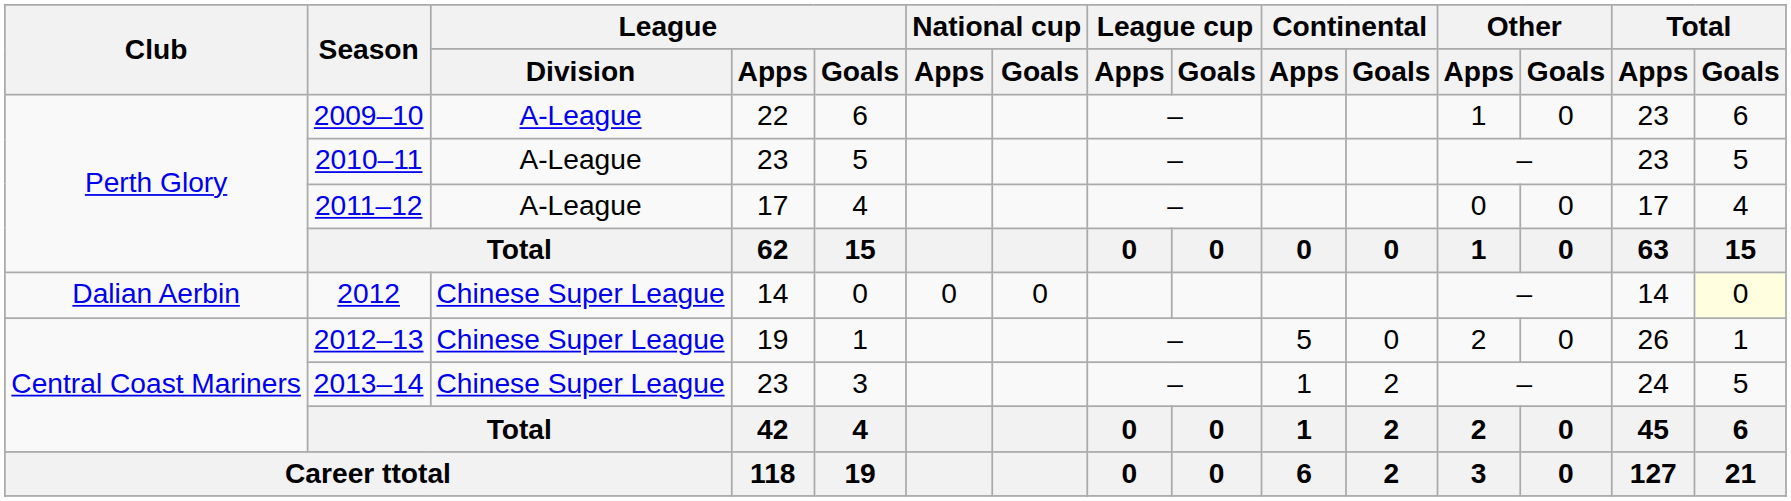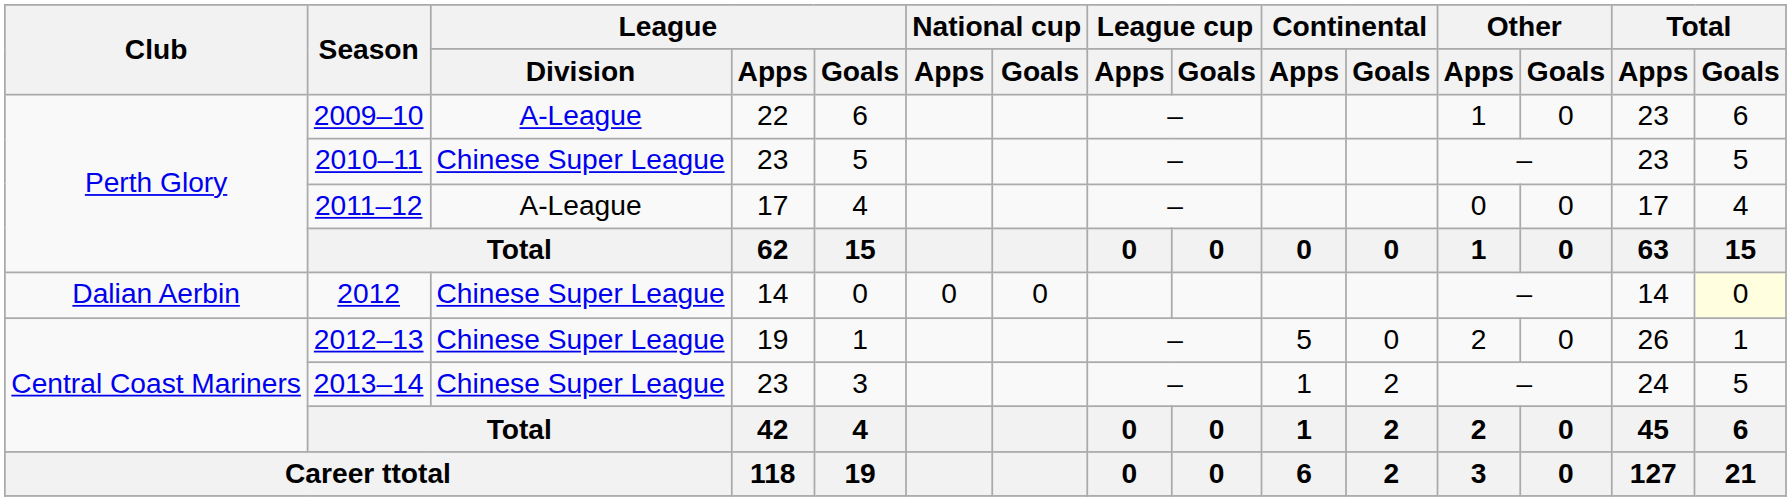(581, 160) A-League -> (581, 160) Chinese Super League
